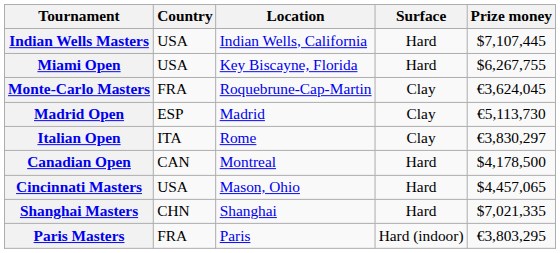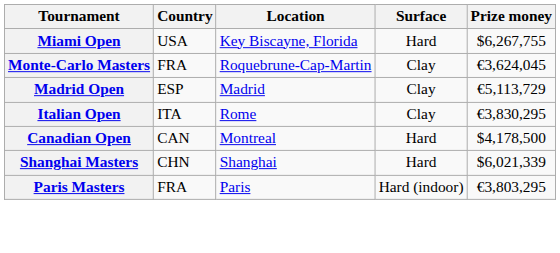- row: (79, 41)
(511, 114) €5,113,730 -> (511, 89) €5,113,729
(511, 138) €3,830,297 -> (511, 114) €3,830,295
- row: (79, 187)
(511, 211) $7,021,335 -> (511, 162) $6,021,339
